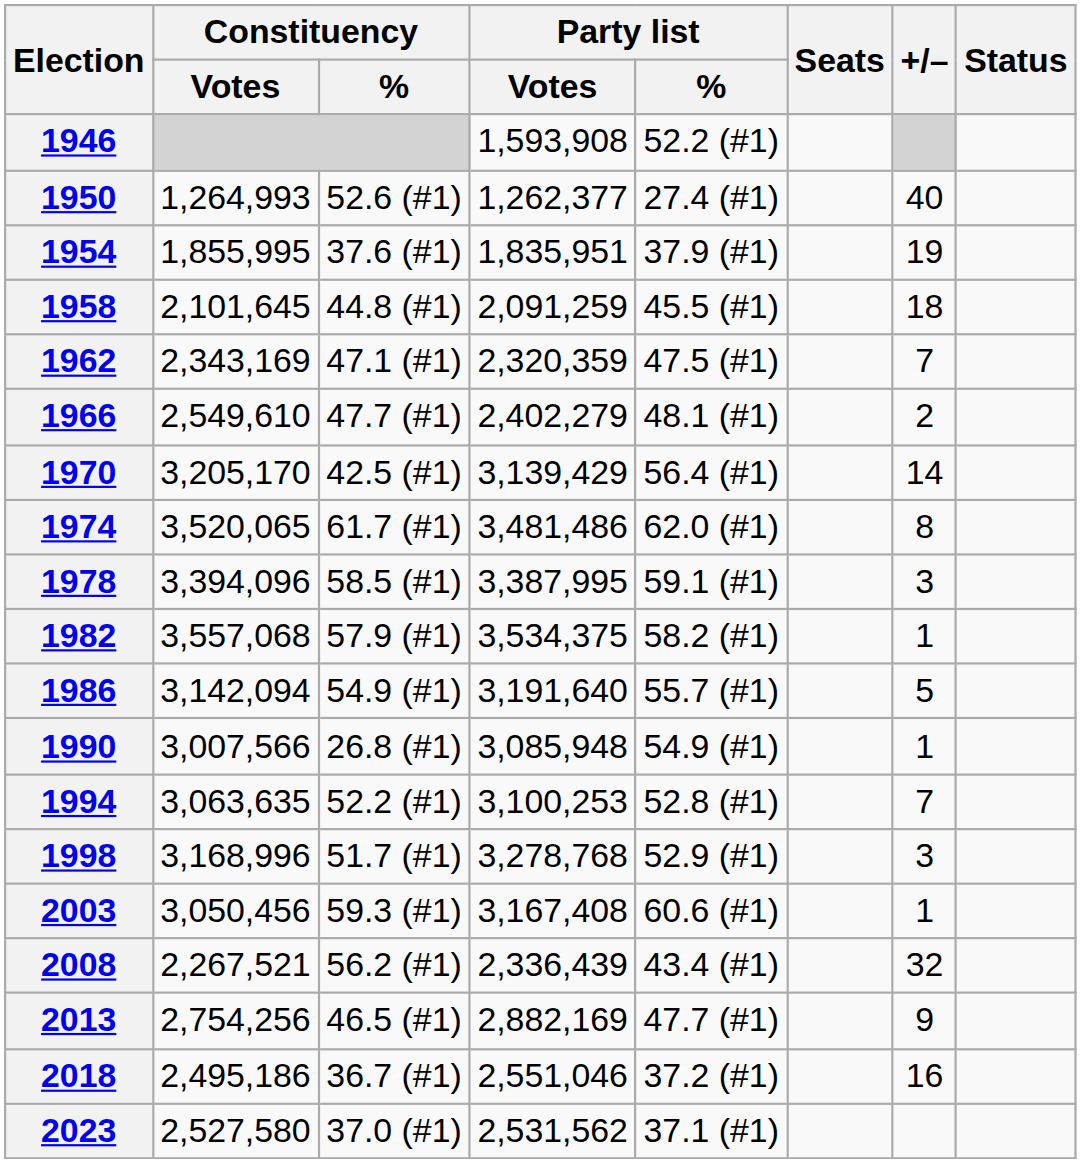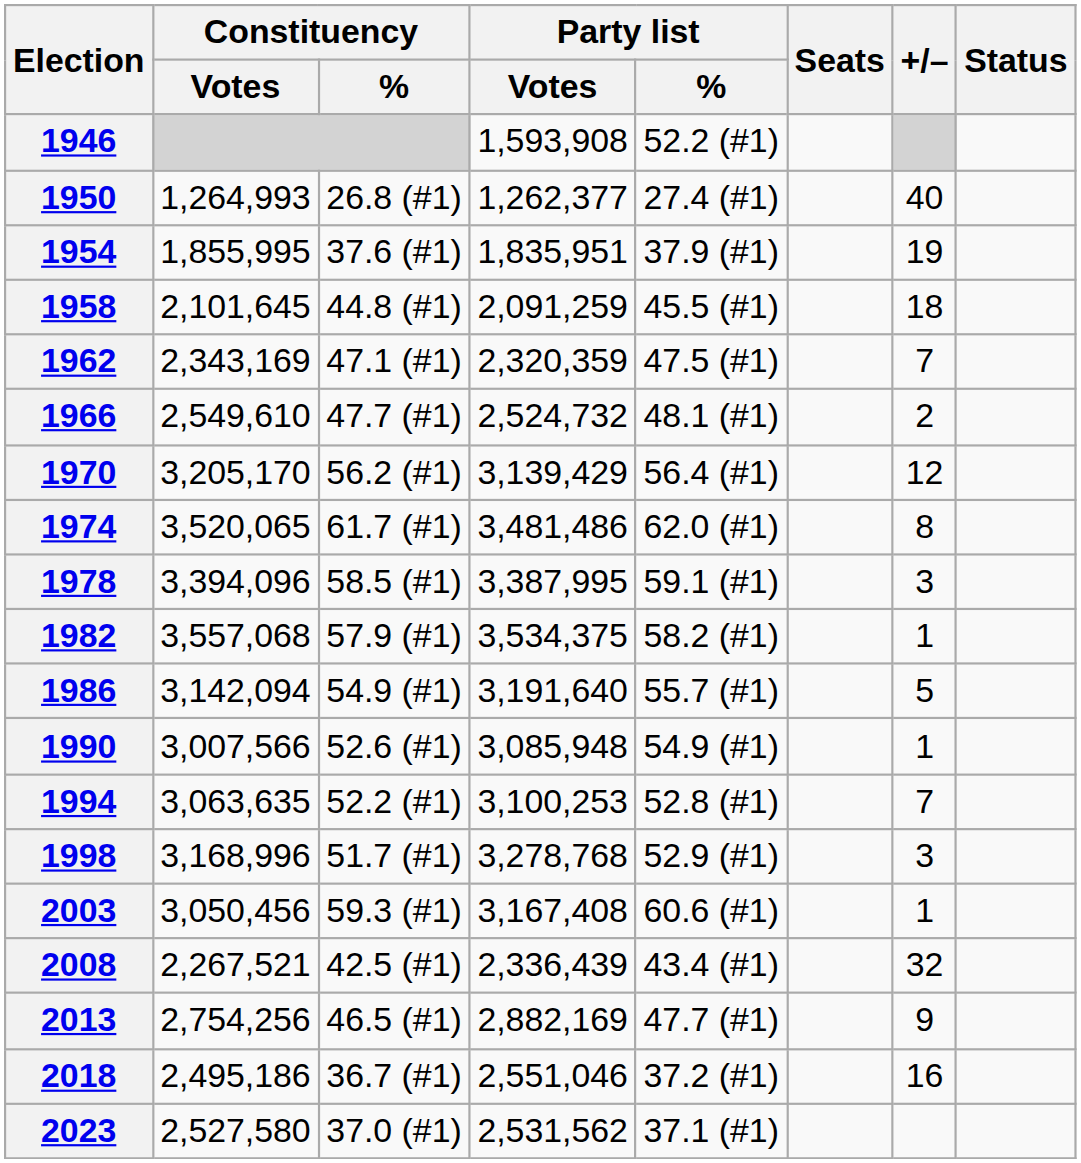(394, 196) 52.6 (#1) -> (394, 196) 26.8 (#1)
(553, 415) 2,402,279 -> (553, 415) 2,524,732
(394, 470) 42.5 (#1) -> (394, 470) 56.2 (#1)
(925, 470) 14 -> (925, 470) 12
(394, 745) 26.8 (#1) -> (394, 745) 52.6 (#1)
(394, 964) 56.2 (#1) -> (394, 964) 42.5 (#1)
